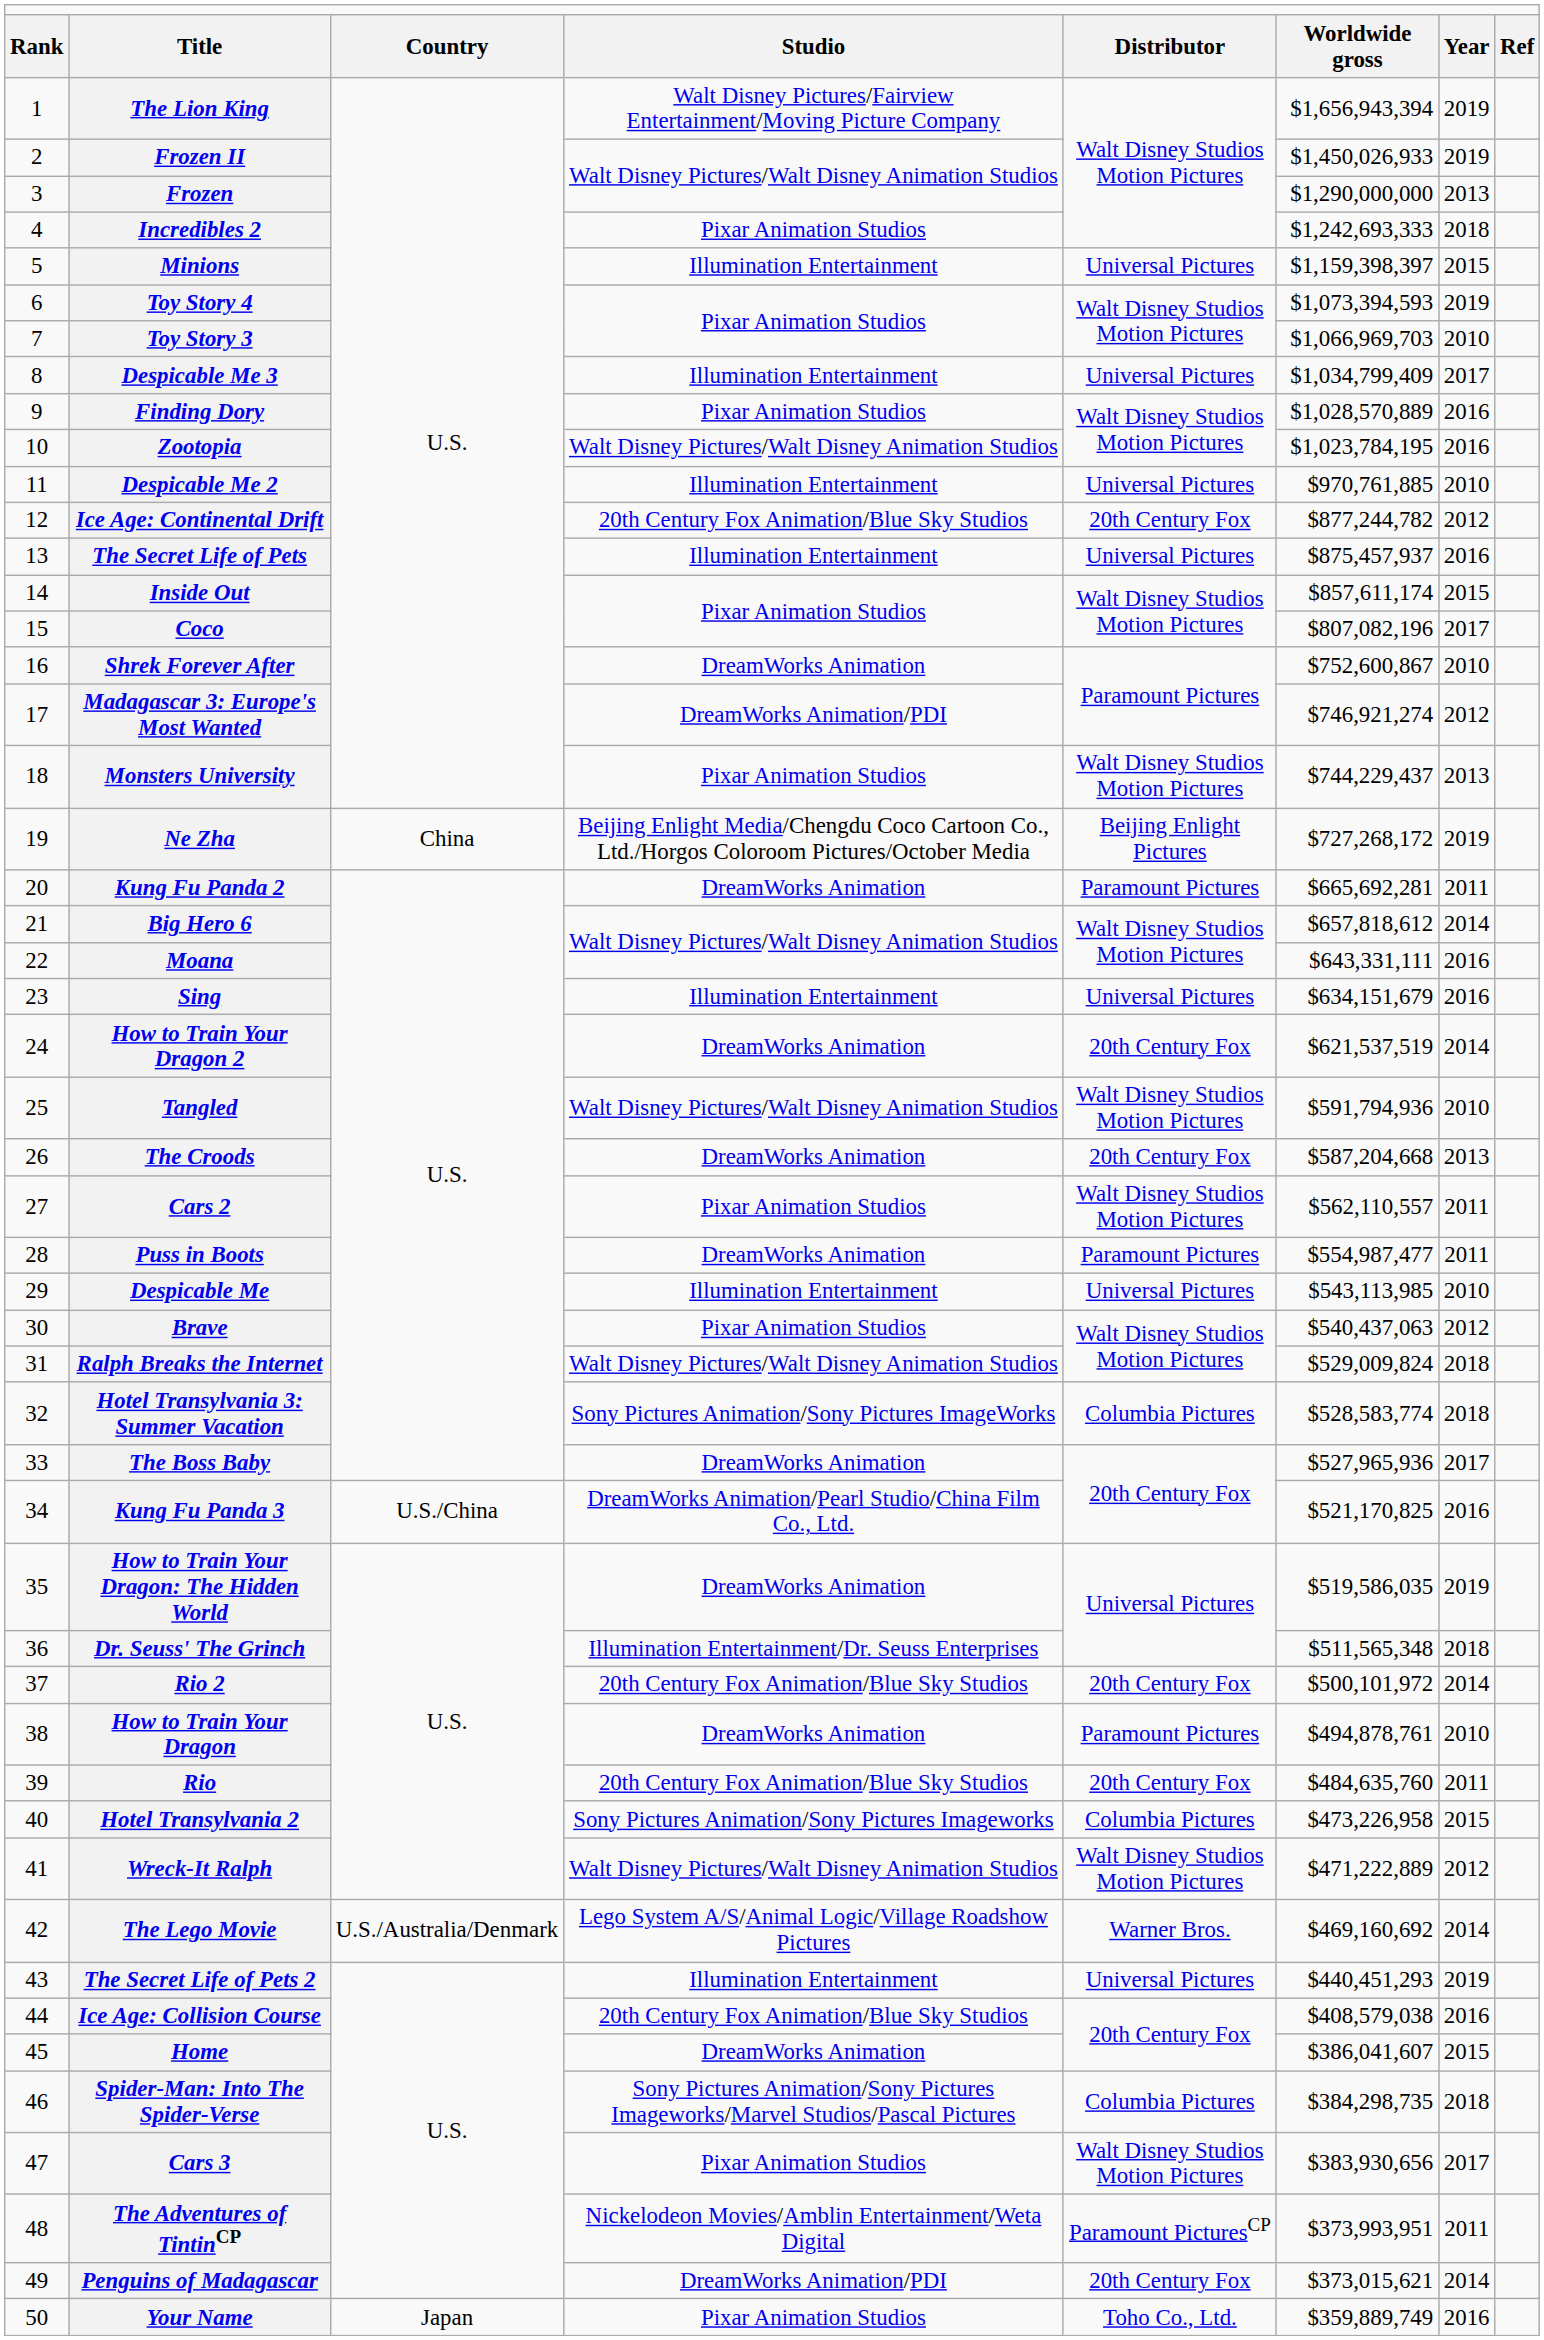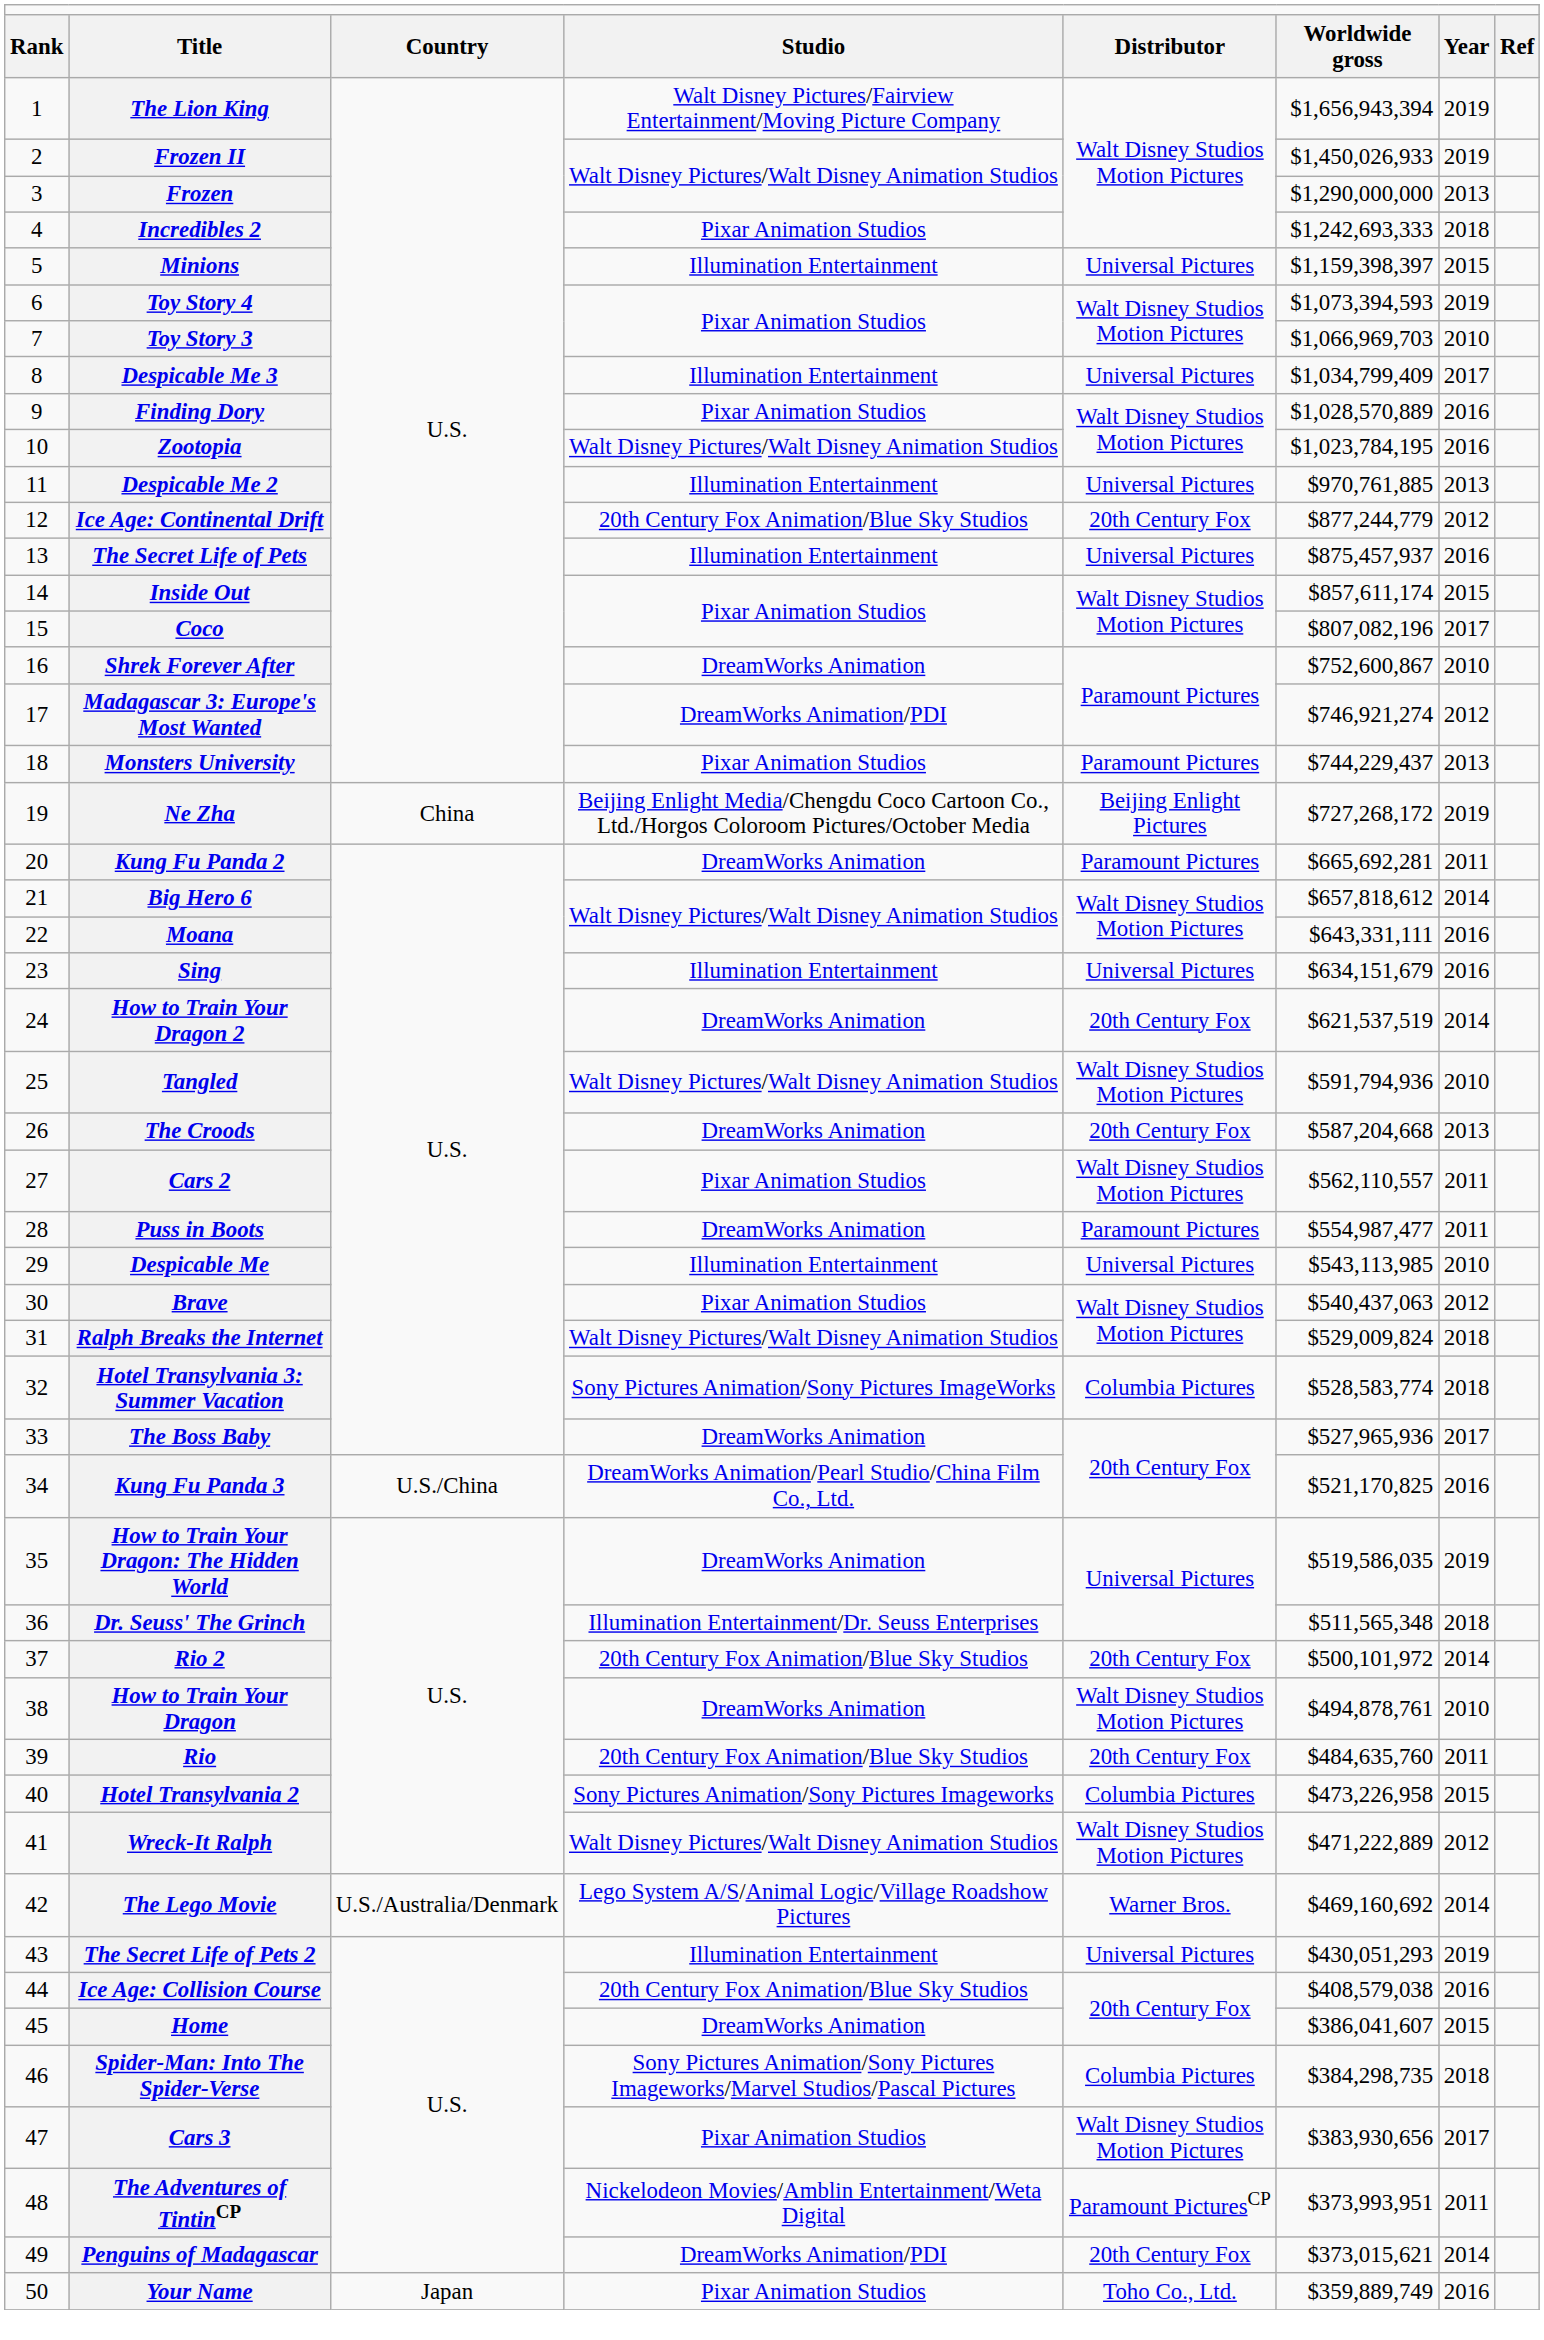(1467, 483) 2010 -> (1467, 483) 2013
(1370, 520) $877,244,782 -> (1370, 520) $877,244,779
(1170, 776) Walt Disney Studios Motion Pictures -> (1170, 763) Paramount Pictures
(1170, 1733) Paramount Pictures -> (1170, 1708) Walt Disney Studios Motion Pictures
(1370, 1979) $440,451,293 -> (1370, 1953) $430,051,293
